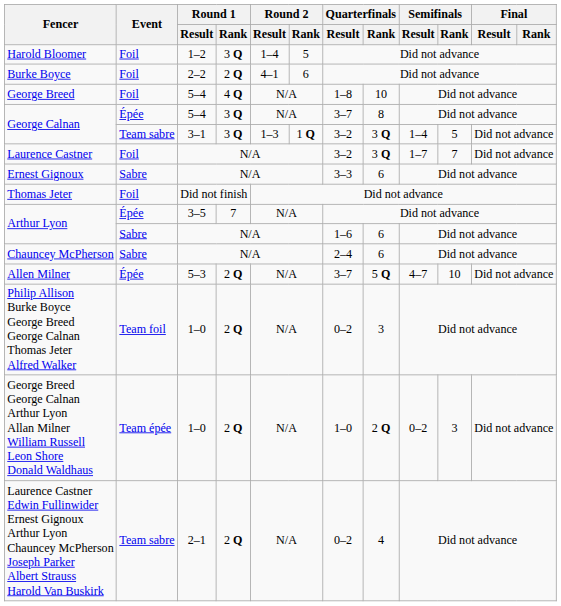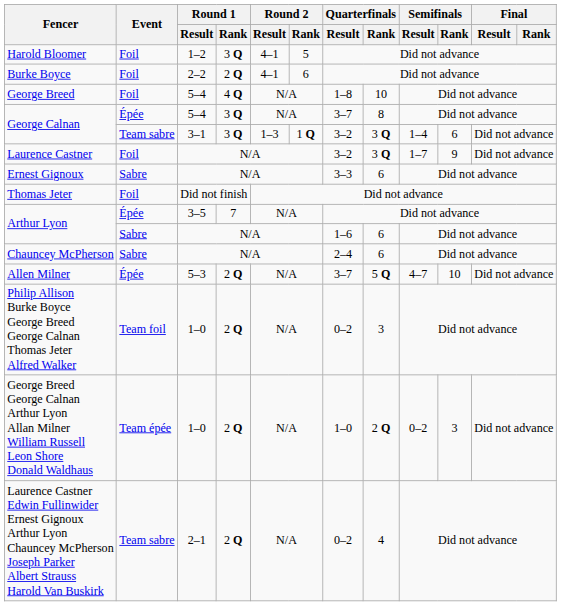(270, 54) 1–4 -> (270, 54) 4–1
(454, 134) 5 -> (454, 134) 6
(454, 154) 7 -> (454, 154) 9
